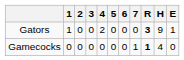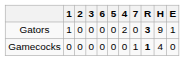columns swapped: (102, 13) <-> (125, 13)
